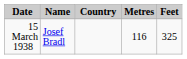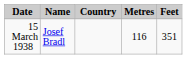(169, 36) 325 -> (169, 36) 351
